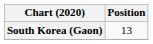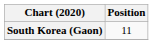(126, 30) 13 -> (126, 30) 11
